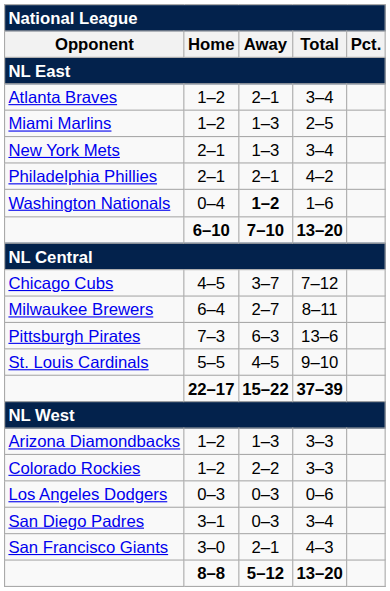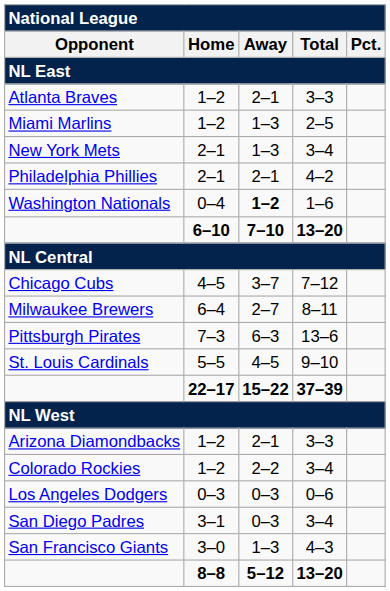(320, 97) 3–4 -> (320, 97) 3–3
(265, 441) 1–3 -> (265, 441) 2–1
(320, 468) 3–3 -> (320, 468) 3–4
(265, 547) 2–1 -> (265, 547) 1–3
